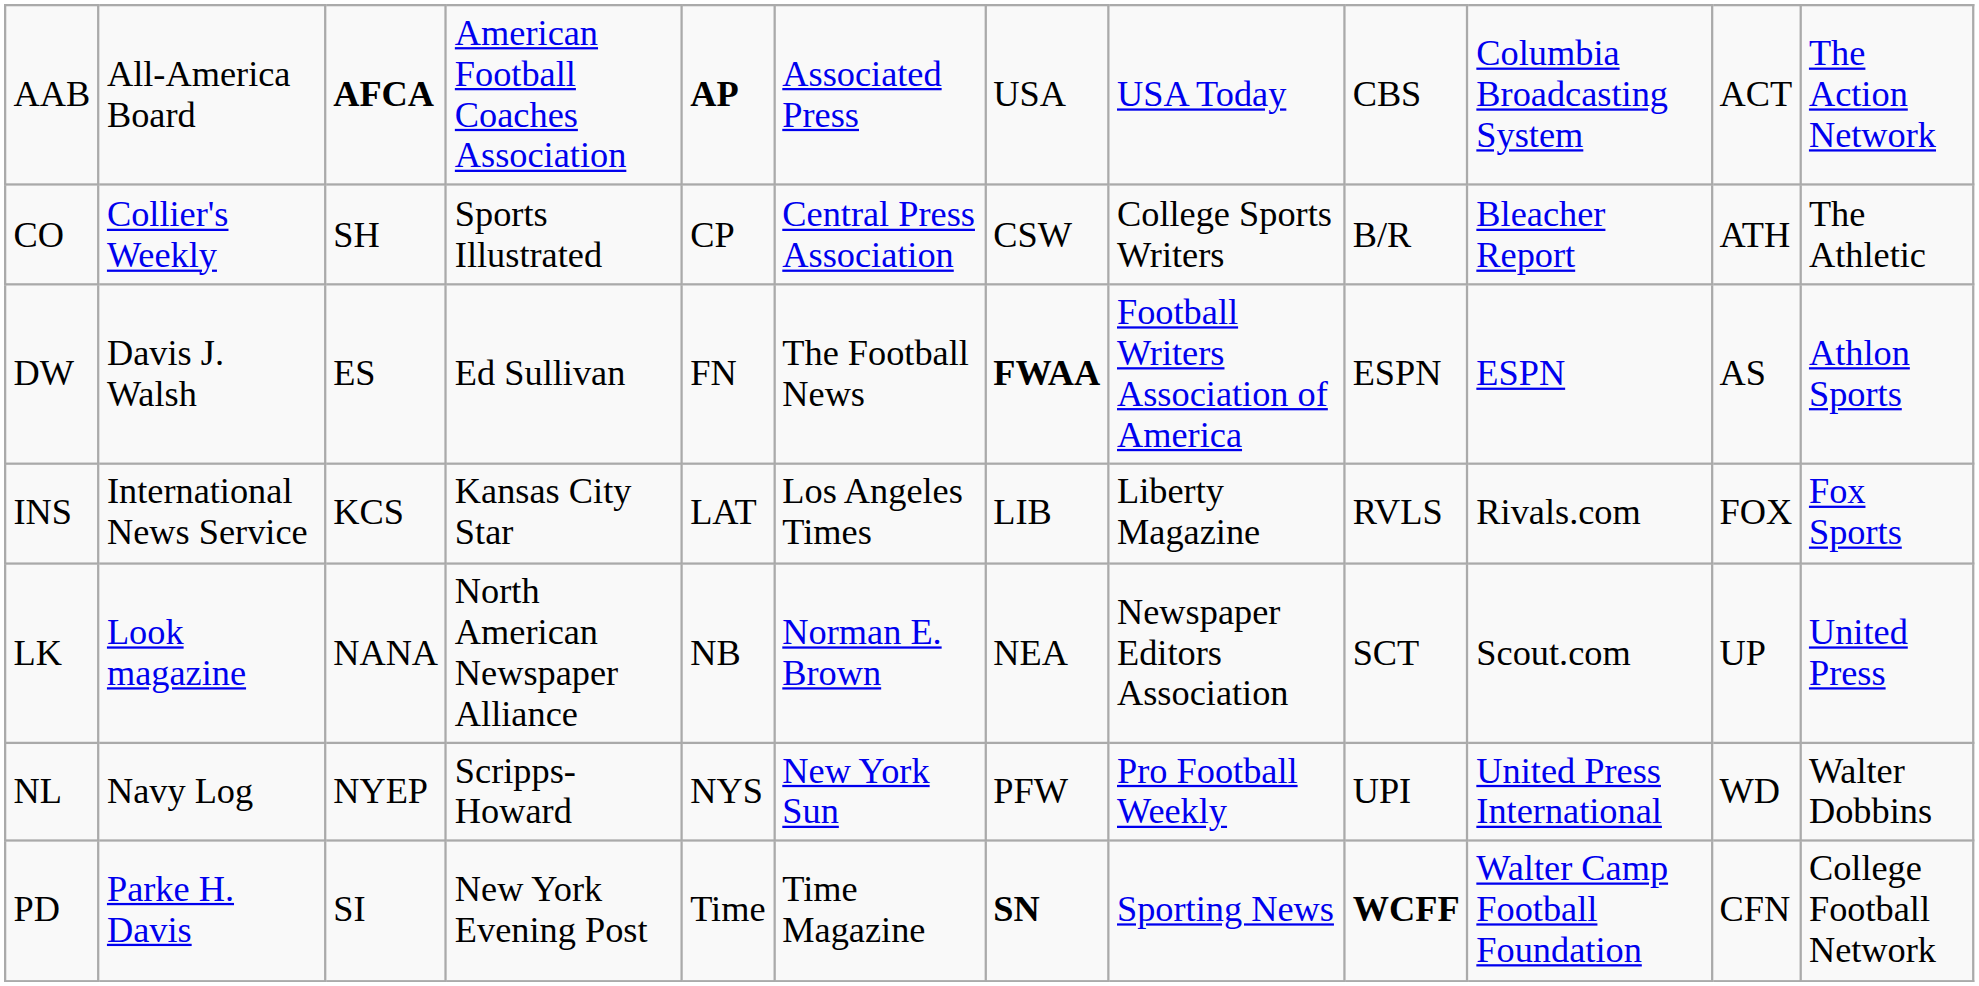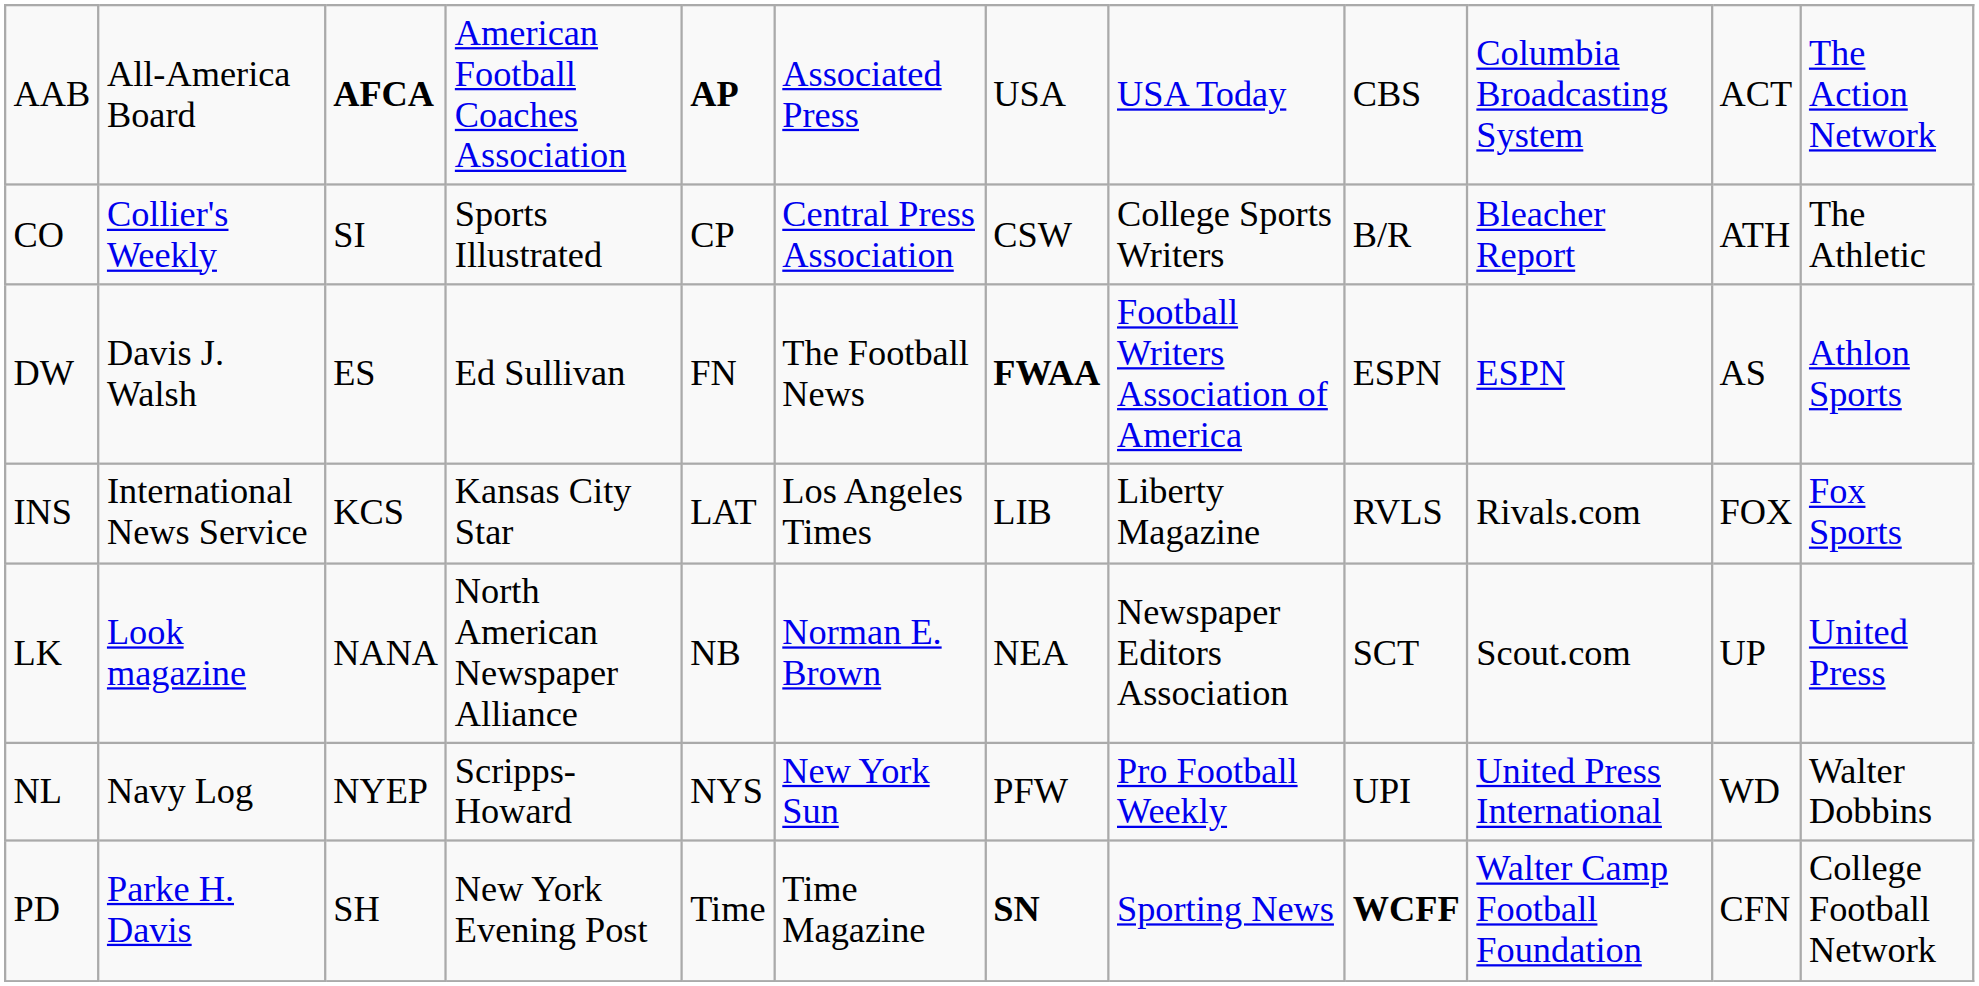(356, 233) SH -> (349, 233) SI
(349, 910) SI -> (356, 910) SH
